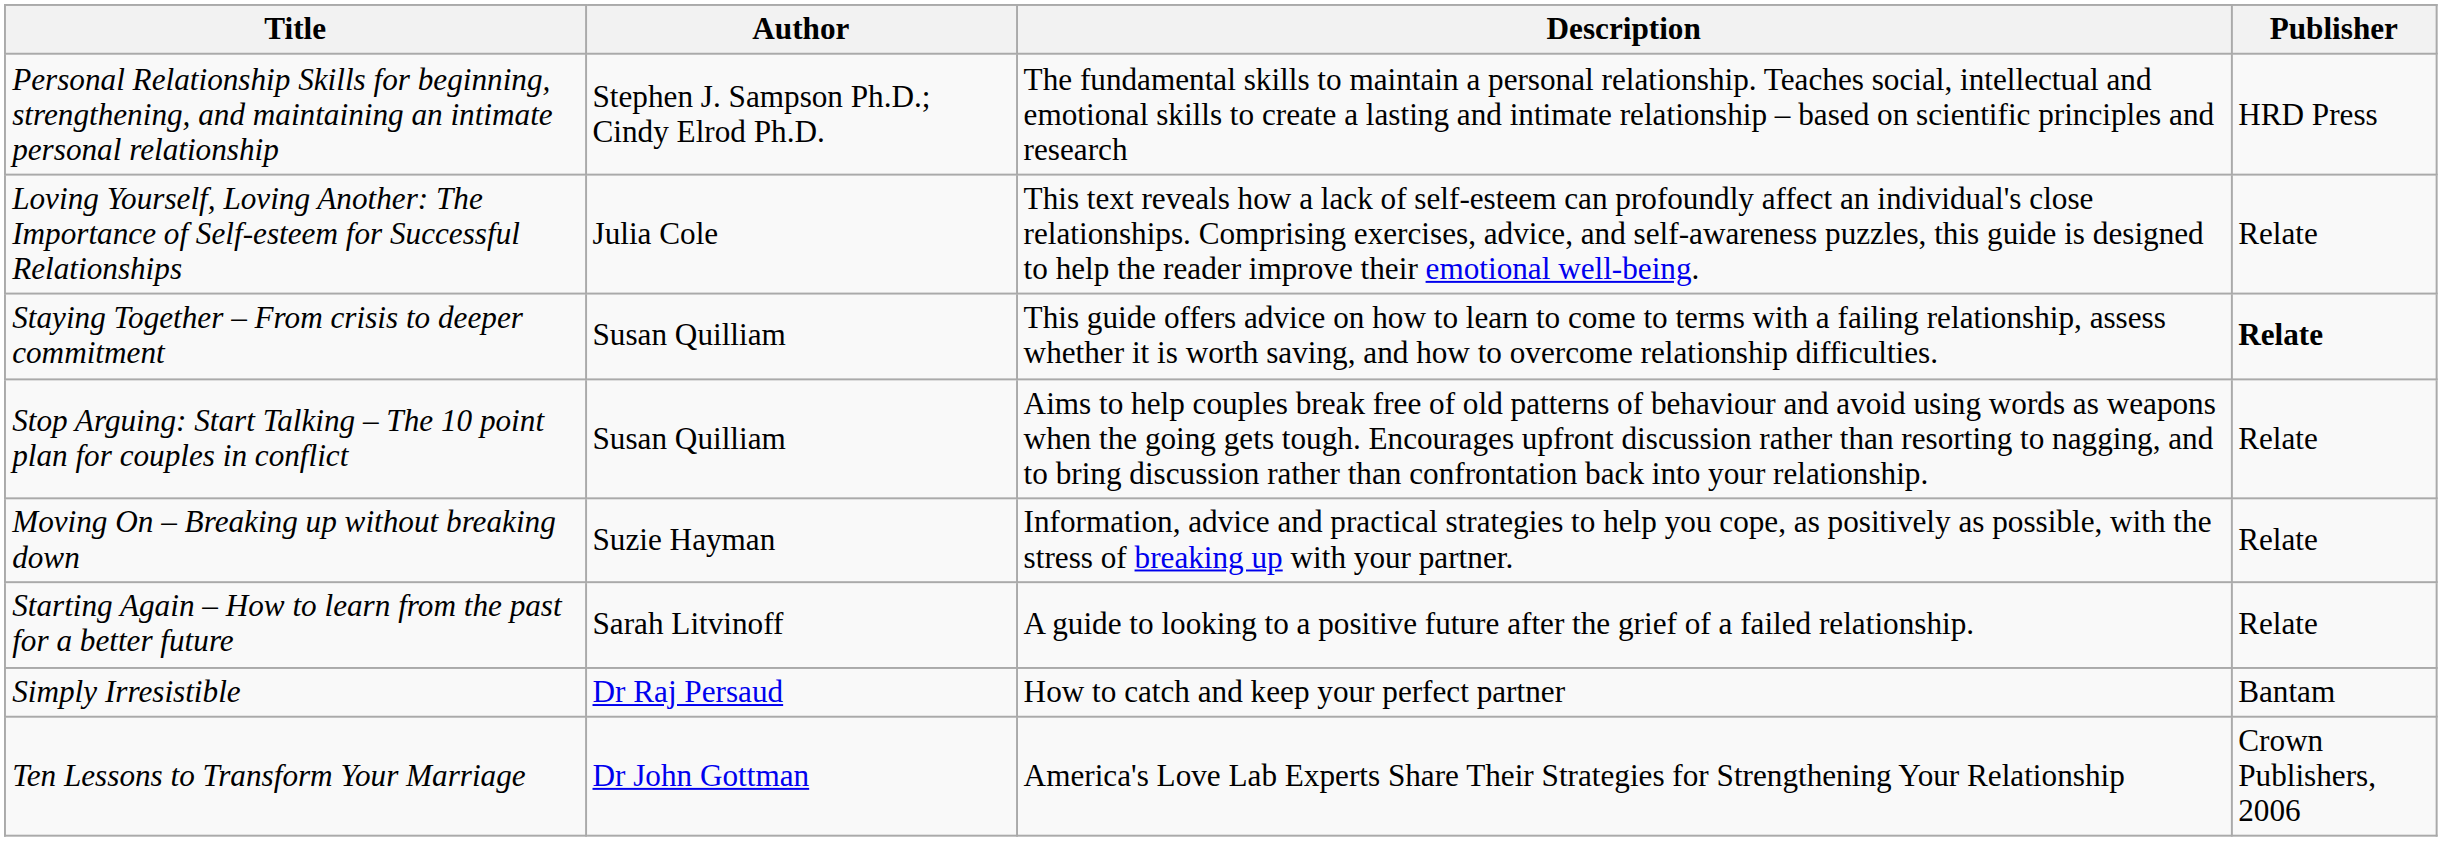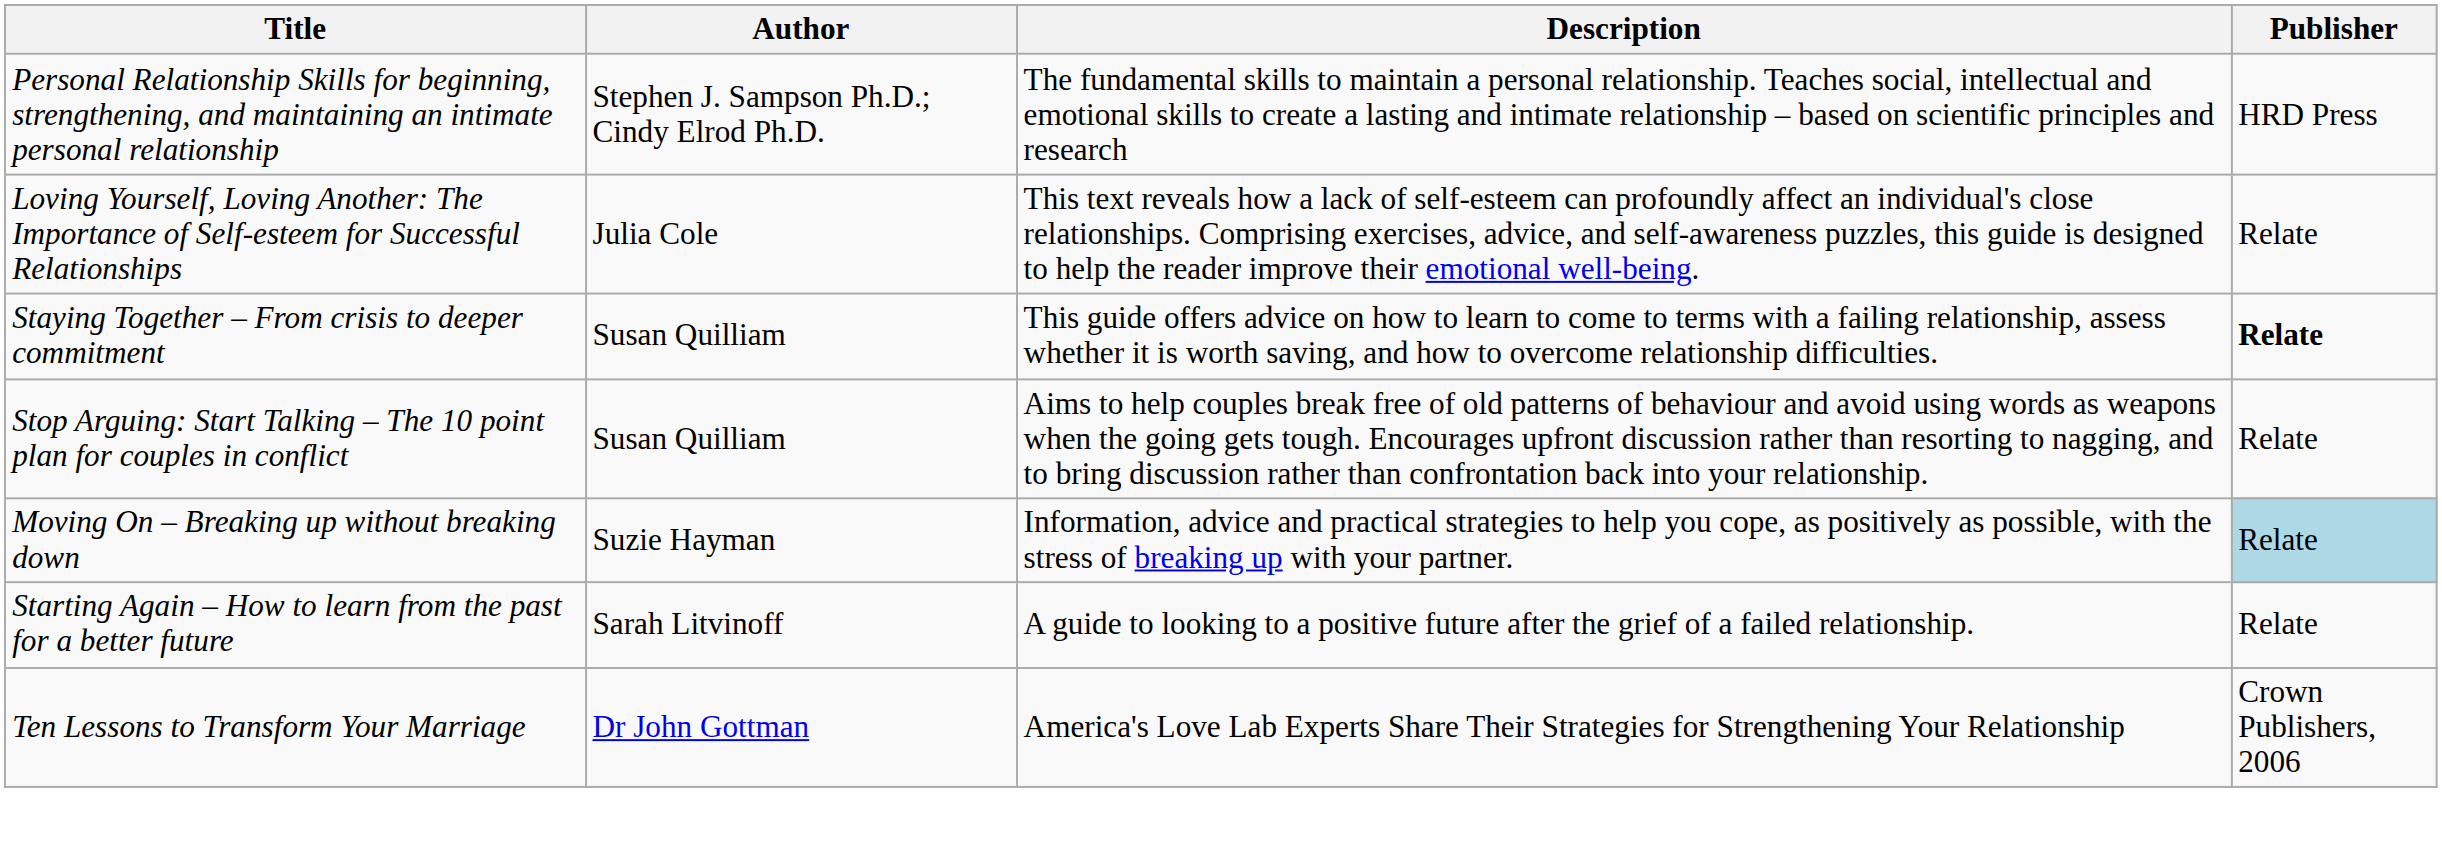(2278, 539) no background -> (2278, 539) lightblue background
- row: (126, 691)
